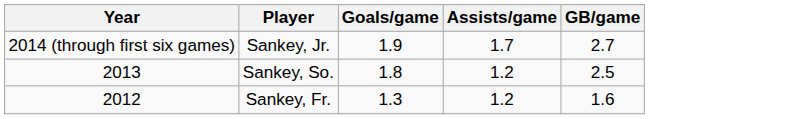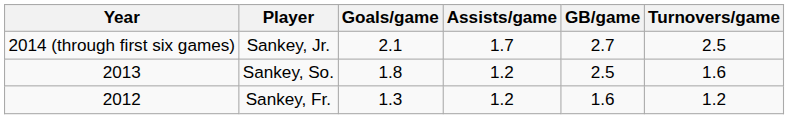+ column: (714, 18)
(390, 45) 1.9 -> (390, 45) 2.1
